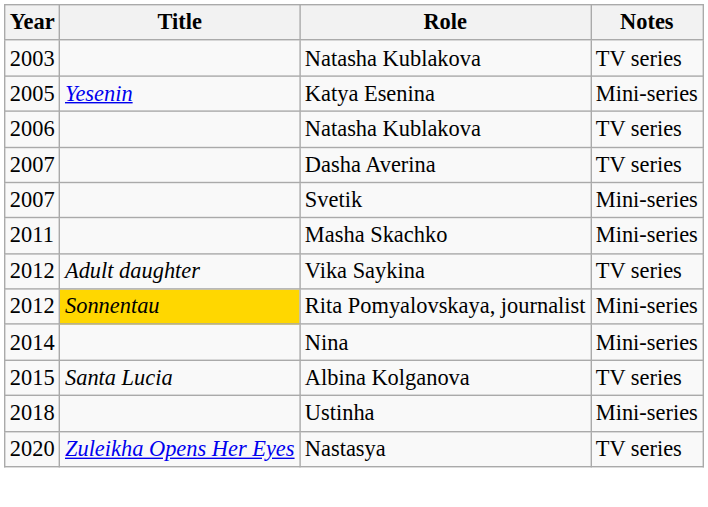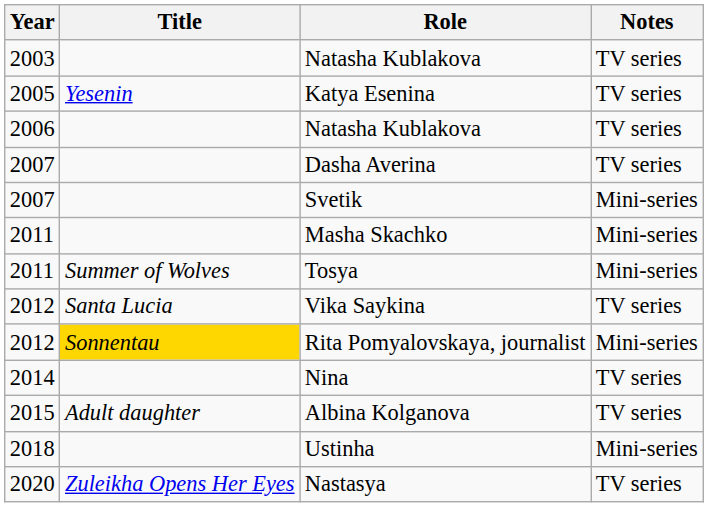(647, 93) Mini-series -> (639, 93) TV series
+ row: (32, 270)
(132, 270) Adult daughter -> (119, 306) Santa Lucia
(647, 341) Mini-series -> (639, 377) TV series
(119, 377) Santa Lucia -> (132, 413) Adult daughter
